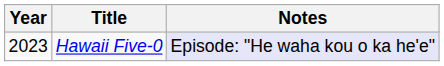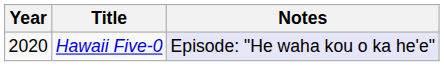(28, 46) 2023 -> (28, 46) 2020
